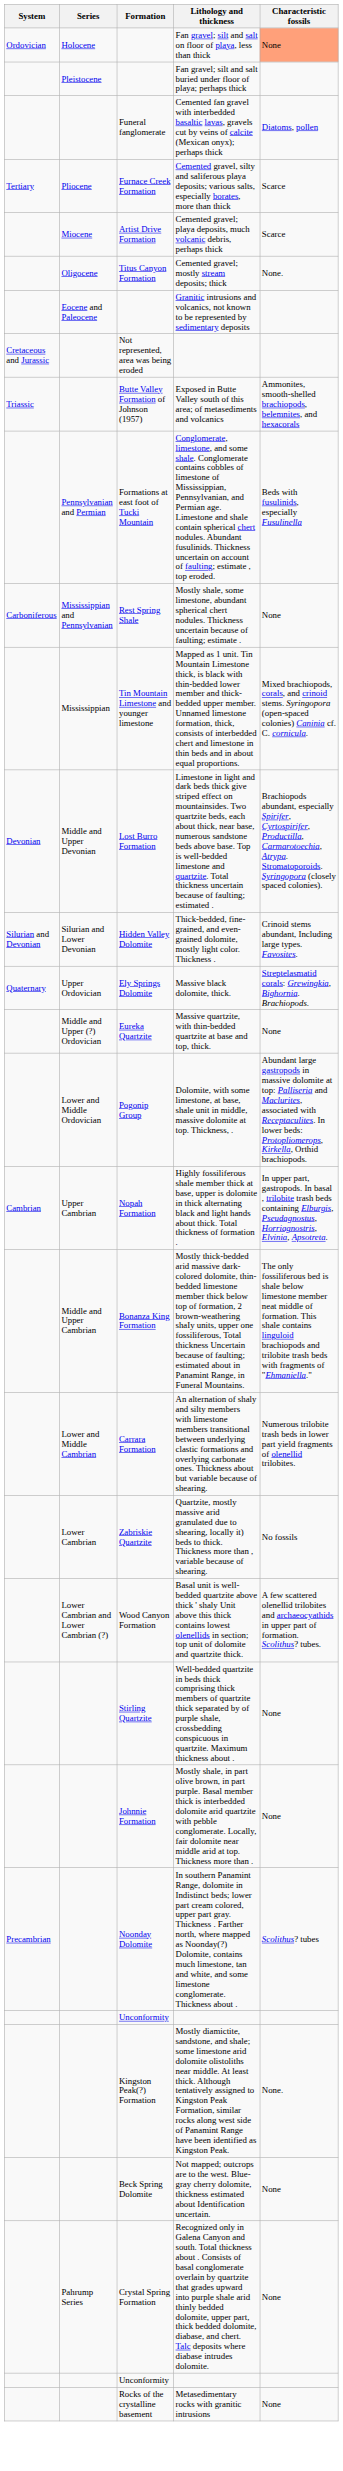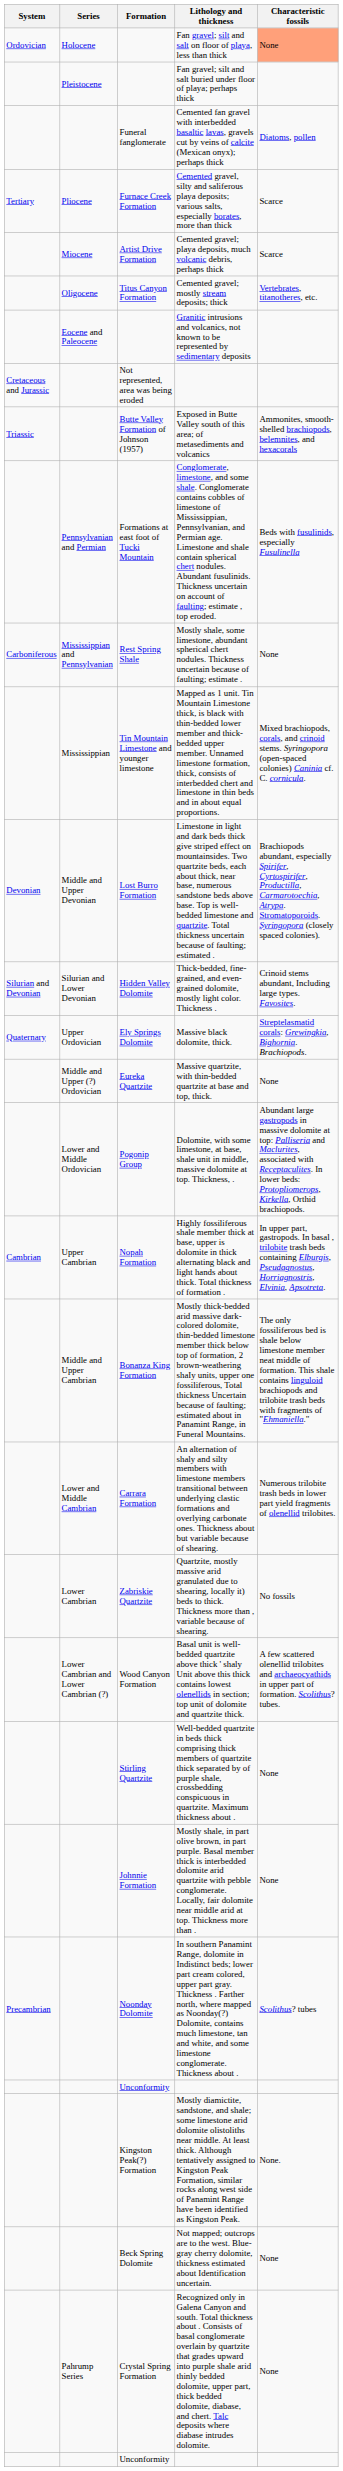(272, 273) None. -> (288, 293) Vertebrates, titanotheres, etc.
- row: (141, 2404)
